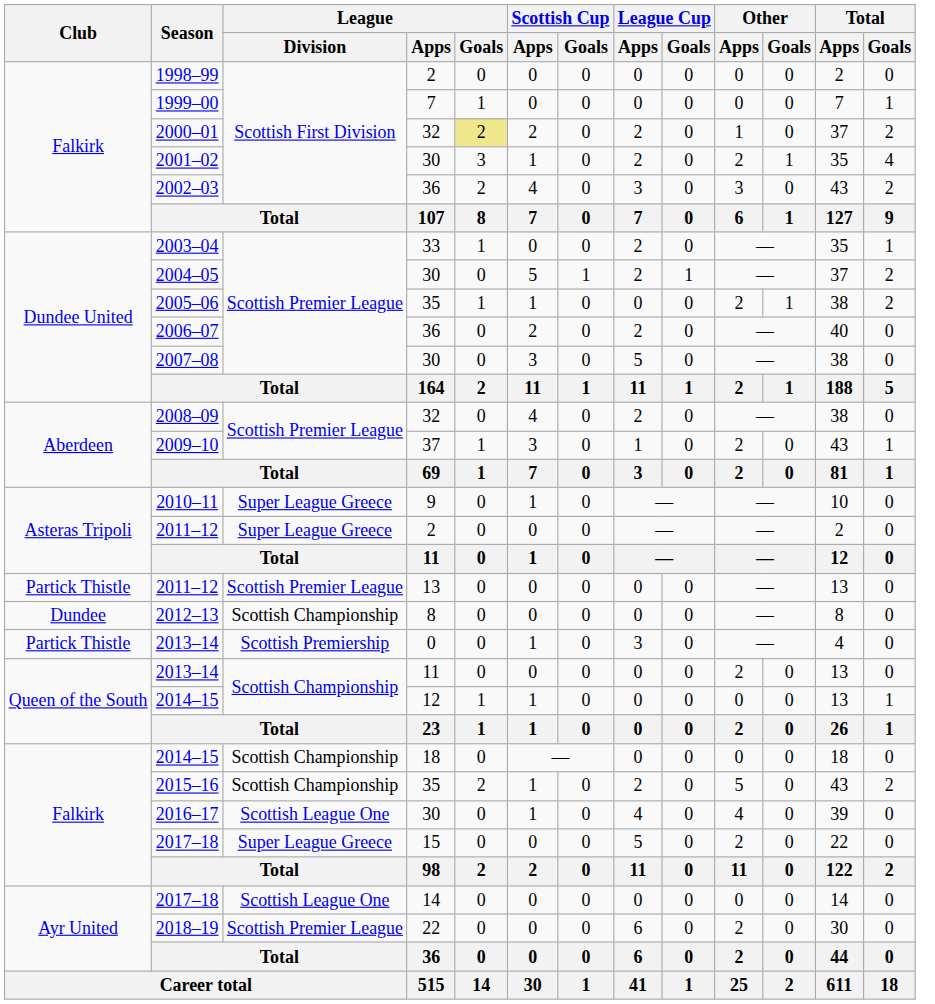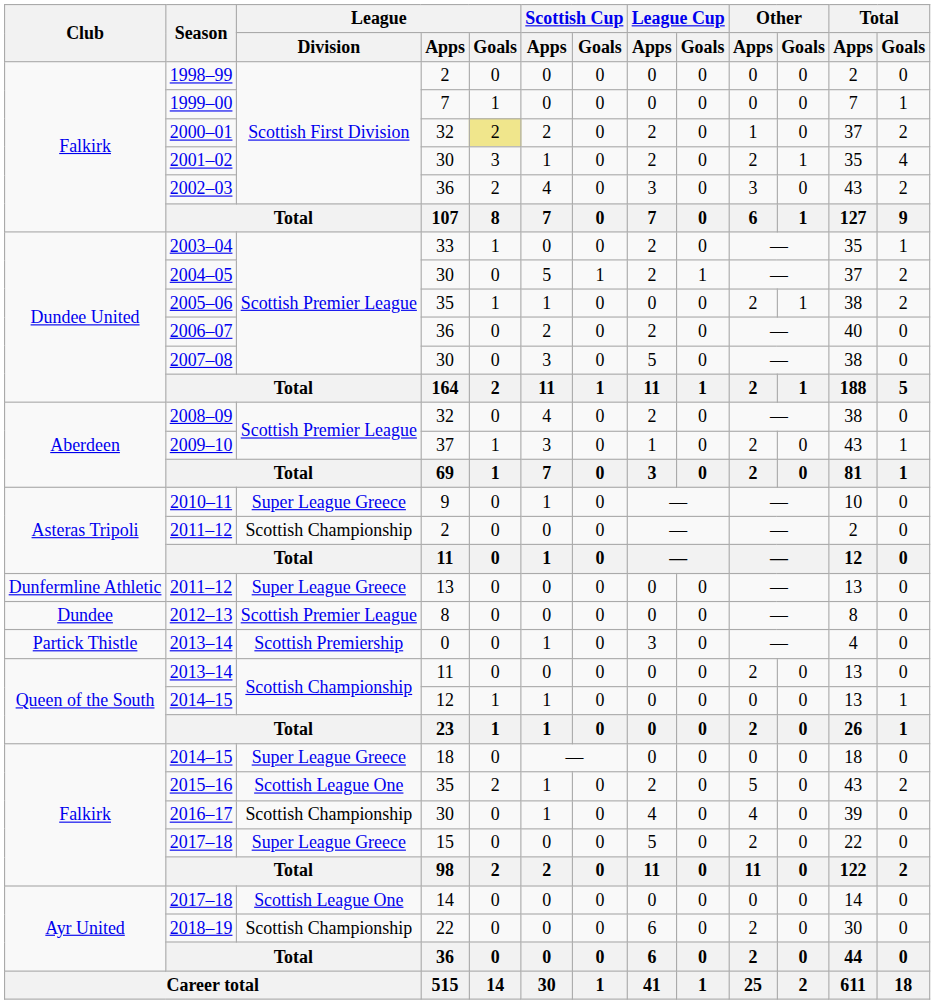(315, 530) Super League Greece -> (329, 530) Scottish Championship
(78, 587) Partick Thistle -> (85, 587) Dunfermline Athletic
(315, 587) Scottish Premier League -> (329, 587) Super League Greece
(315, 615) Scottish Championship -> (329, 615) Scottish Premier League
(315, 757) Scottish Championship -> (329, 757) Super League Greece
(315, 786) Scottish Championship -> (329, 786) Scottish League One
(315, 814) Scottish League One -> (329, 814) Scottish Championship
(315, 928) Scottish Premier League -> (329, 928) Scottish Championship
